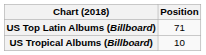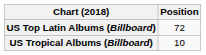(179, 27) 71 -> (179, 27) 72
